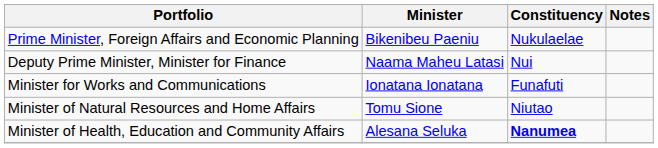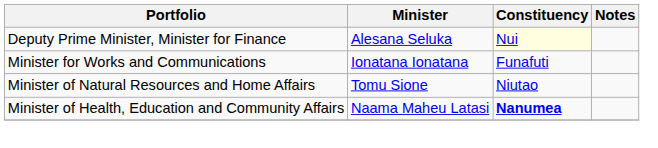- row: (183, 39)
(435, 62) Naama Maheu Latasi -> (401, 39) Alesana Seluka
(522, 62) no background -> (507, 39) lightyellow background
(416, 131) Alesana Seluka -> (420, 108) Naama Maheu Latasi
